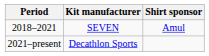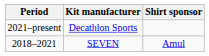rows swapped: (34, 28) <-> (34, 43)
